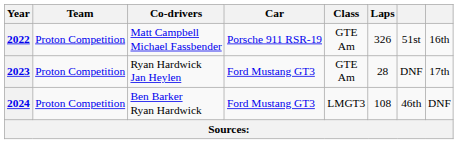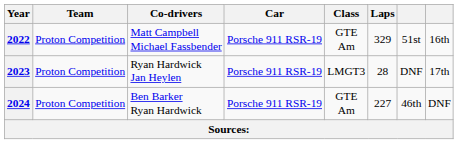(383, 39) 326 -> (383, 39) 329
(271, 71) Ford Mustang GT3 -> (275, 71) Porsche 911 RSR-19
(346, 71) GTE Am -> (346, 71) LMGT3
(271, 104) Ford Mustang GT3 -> (275, 104) Porsche 911 RSR-19
(346, 104) LMGT3 -> (346, 104) GTE Am
(383, 104) 108 -> (383, 104) 227
